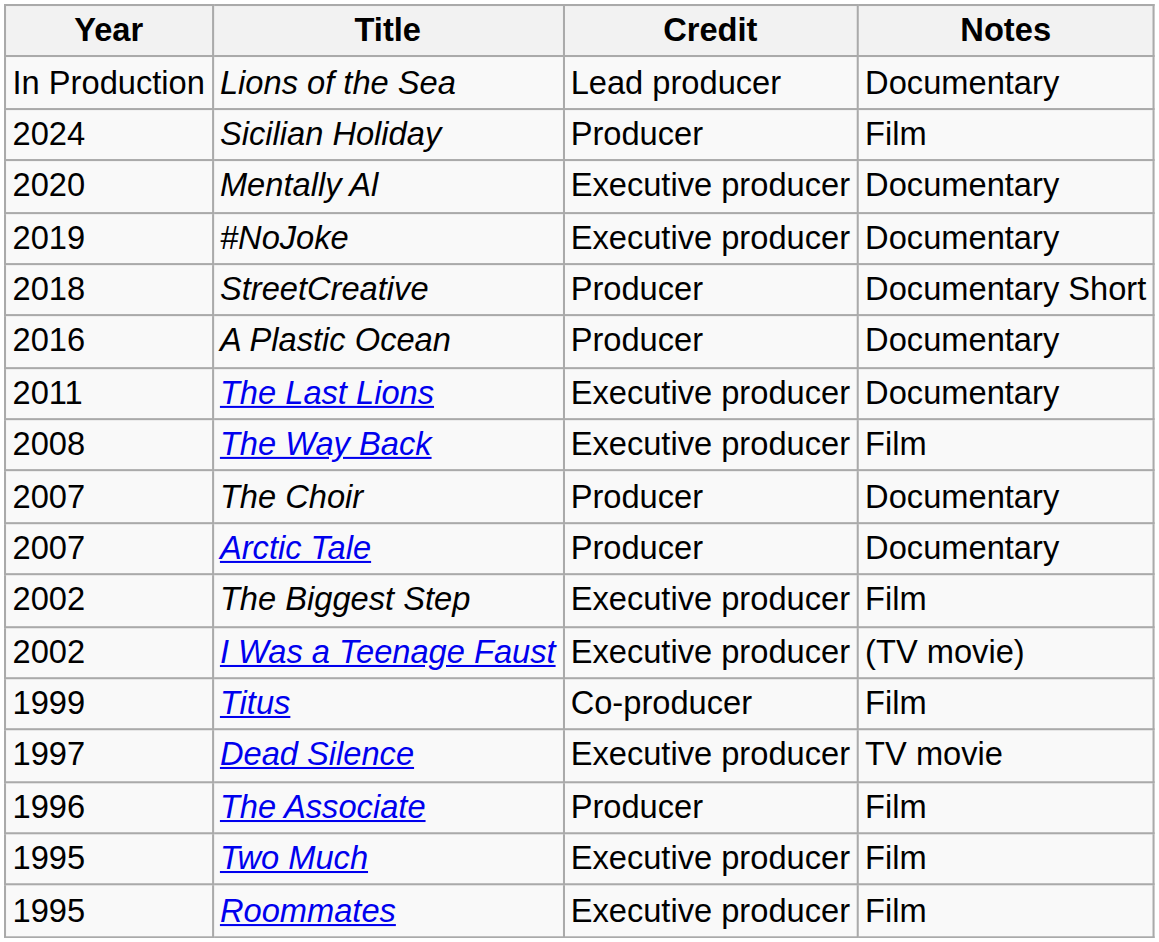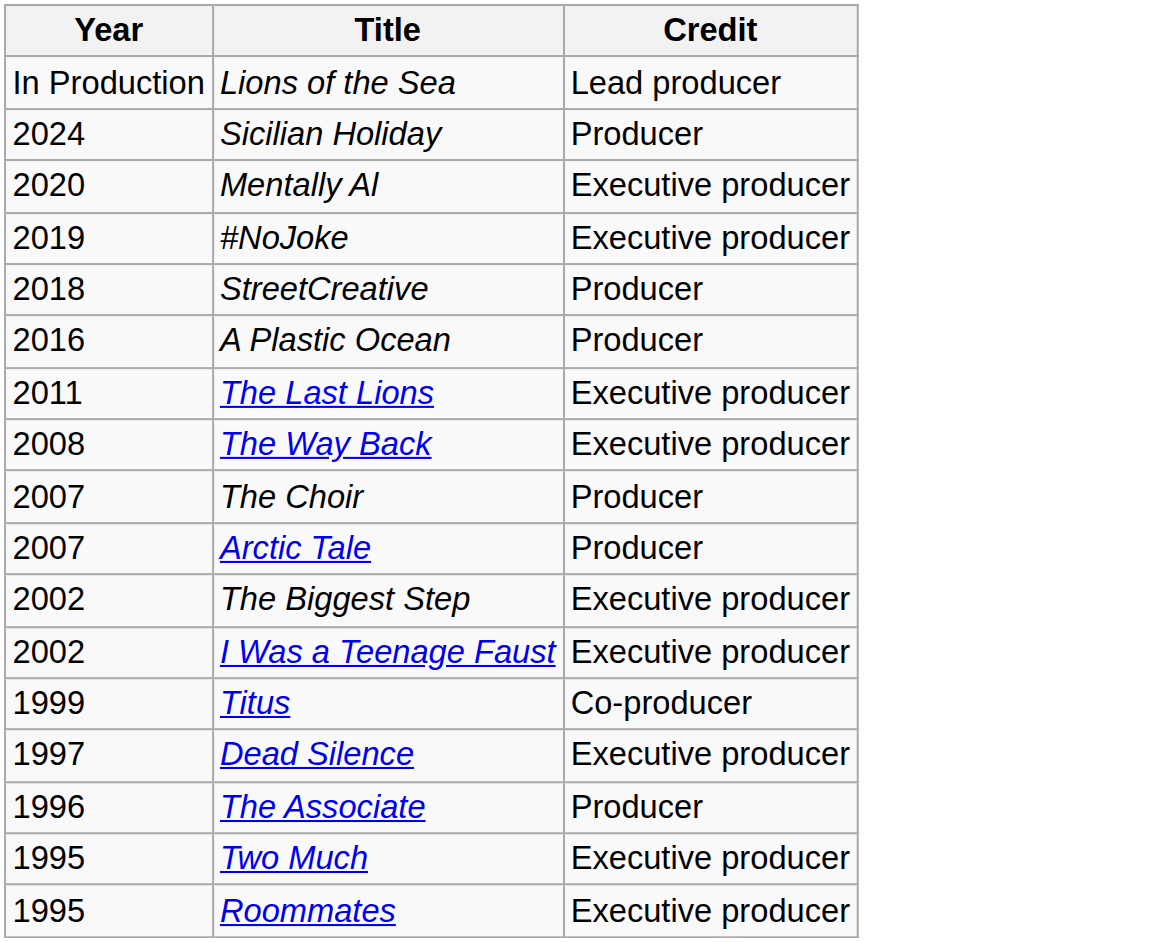- column: (1006, 30)
